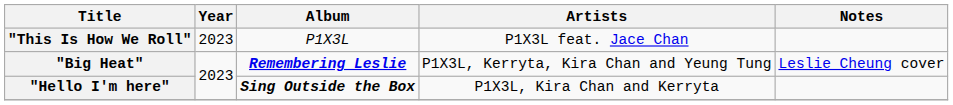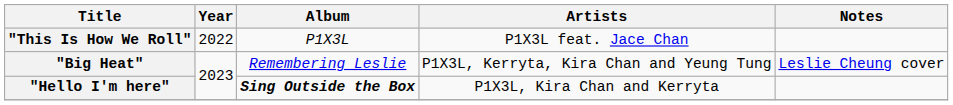(216, 40) 2023 -> (216, 40) 2022
(328, 64) bold -> (328, 64) normal
